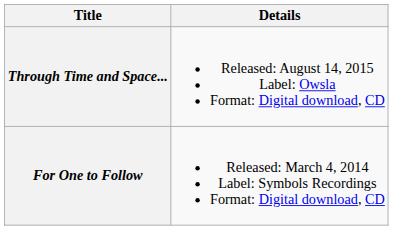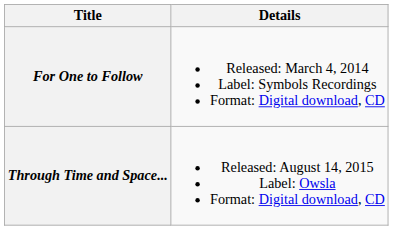rows swapped: (88, 175) <-> (88, 76)
